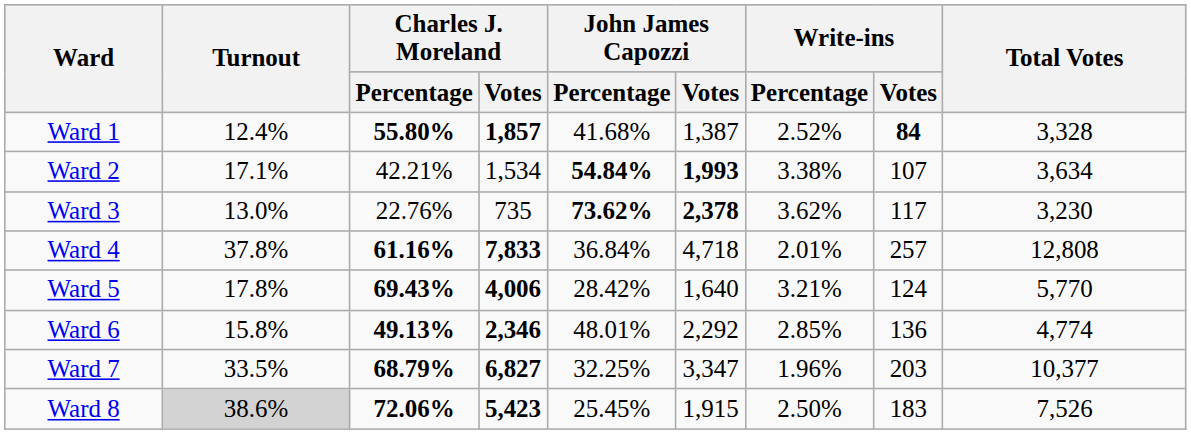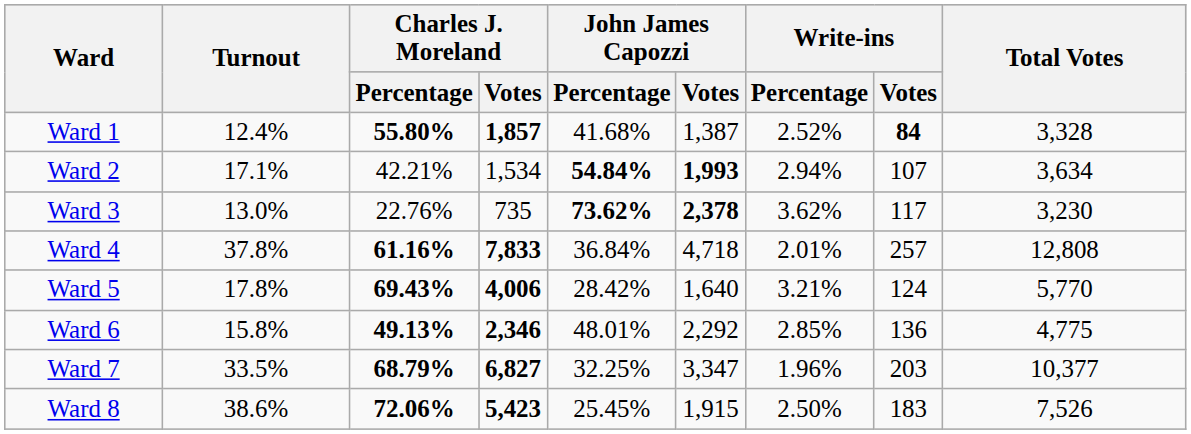(810, 171) 3.38% -> (810, 171) 2.94%
(1065, 329) 4,774 -> (1065, 329) 4,775
(256, 408) lightgrey background -> (256, 408) no background
